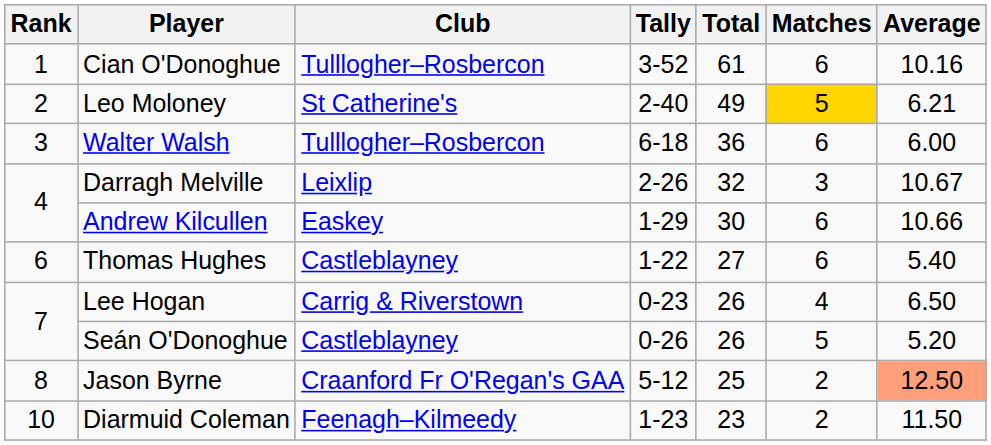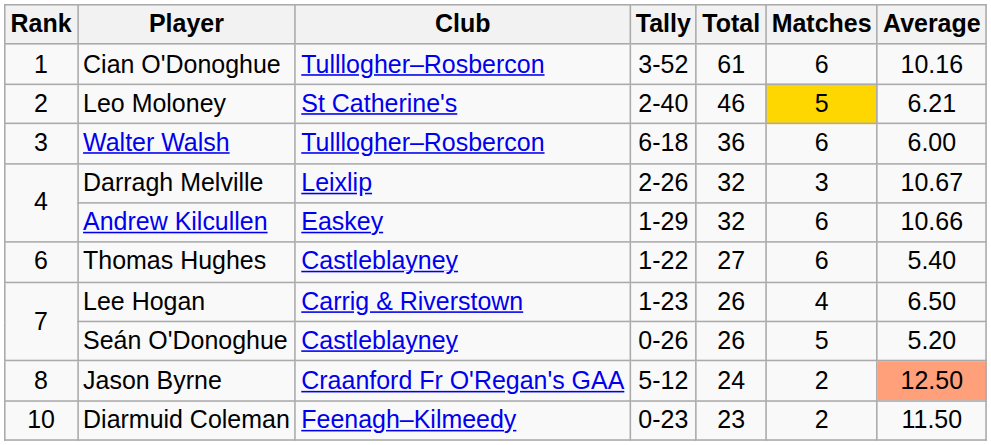(731, 103) 49 -> (731, 103) 46
(731, 222) 30 -> (731, 222) 32
(663, 301) 0-23 -> (663, 301) 1-23
(731, 380) 25 -> (731, 380) 24
(663, 420) 1-23 -> (663, 420) 0-23
